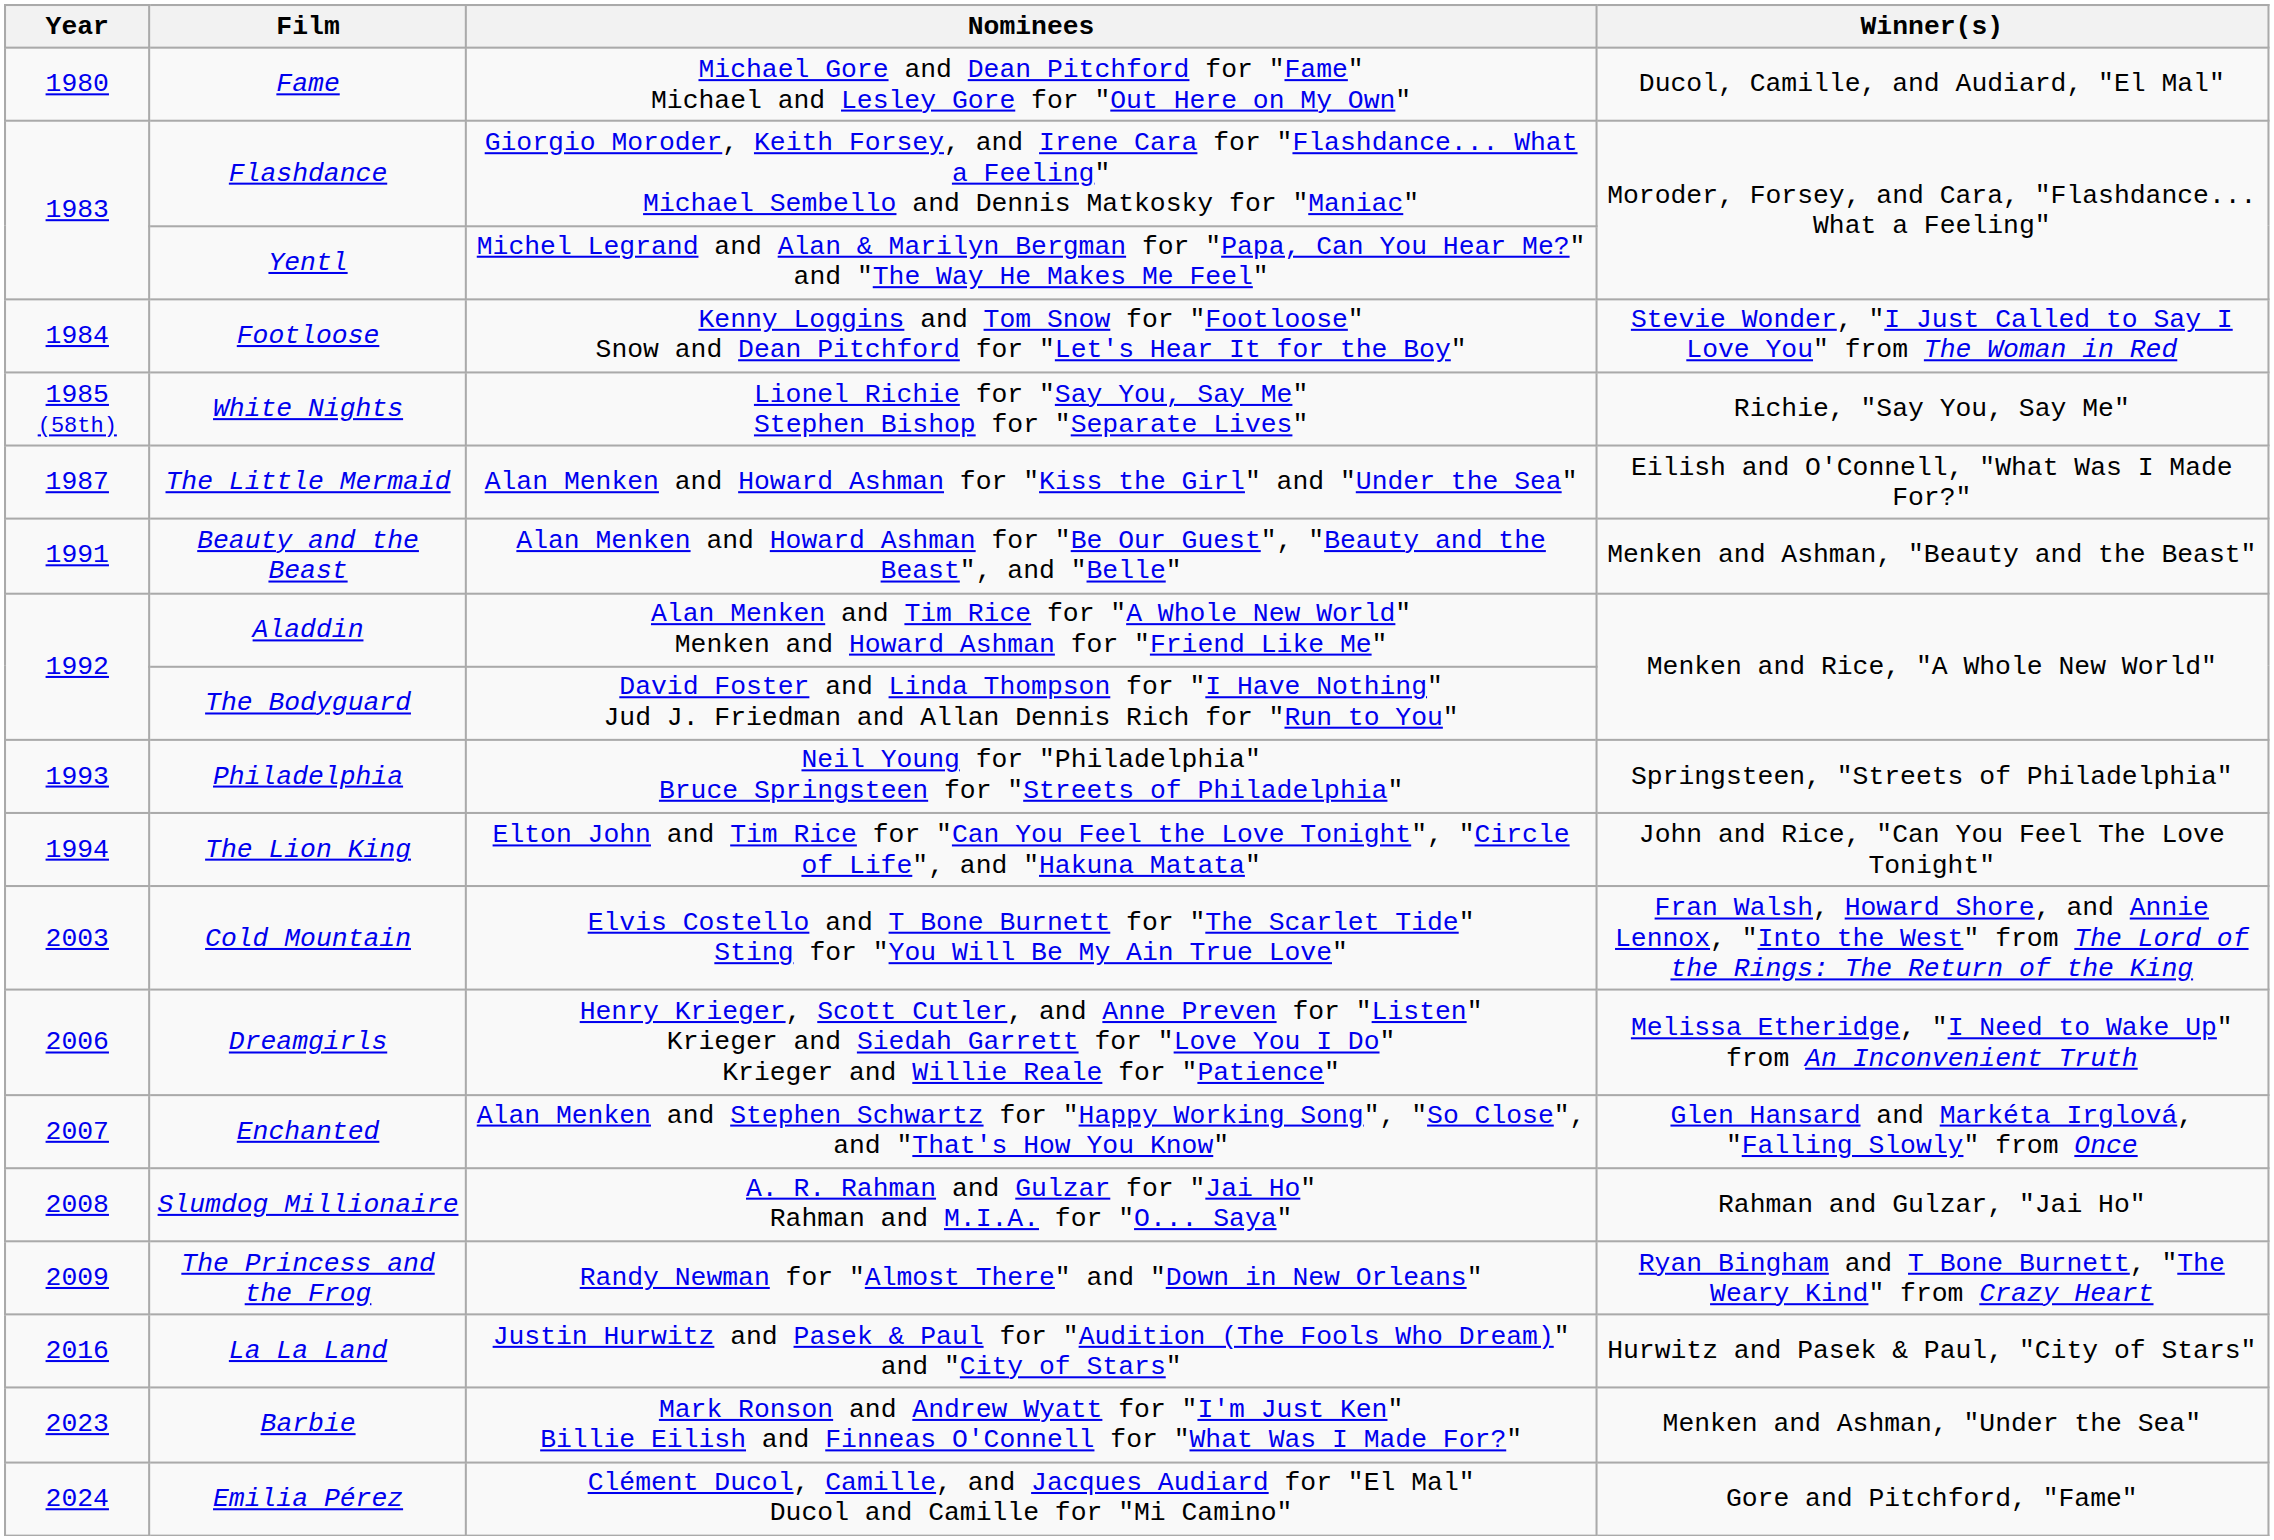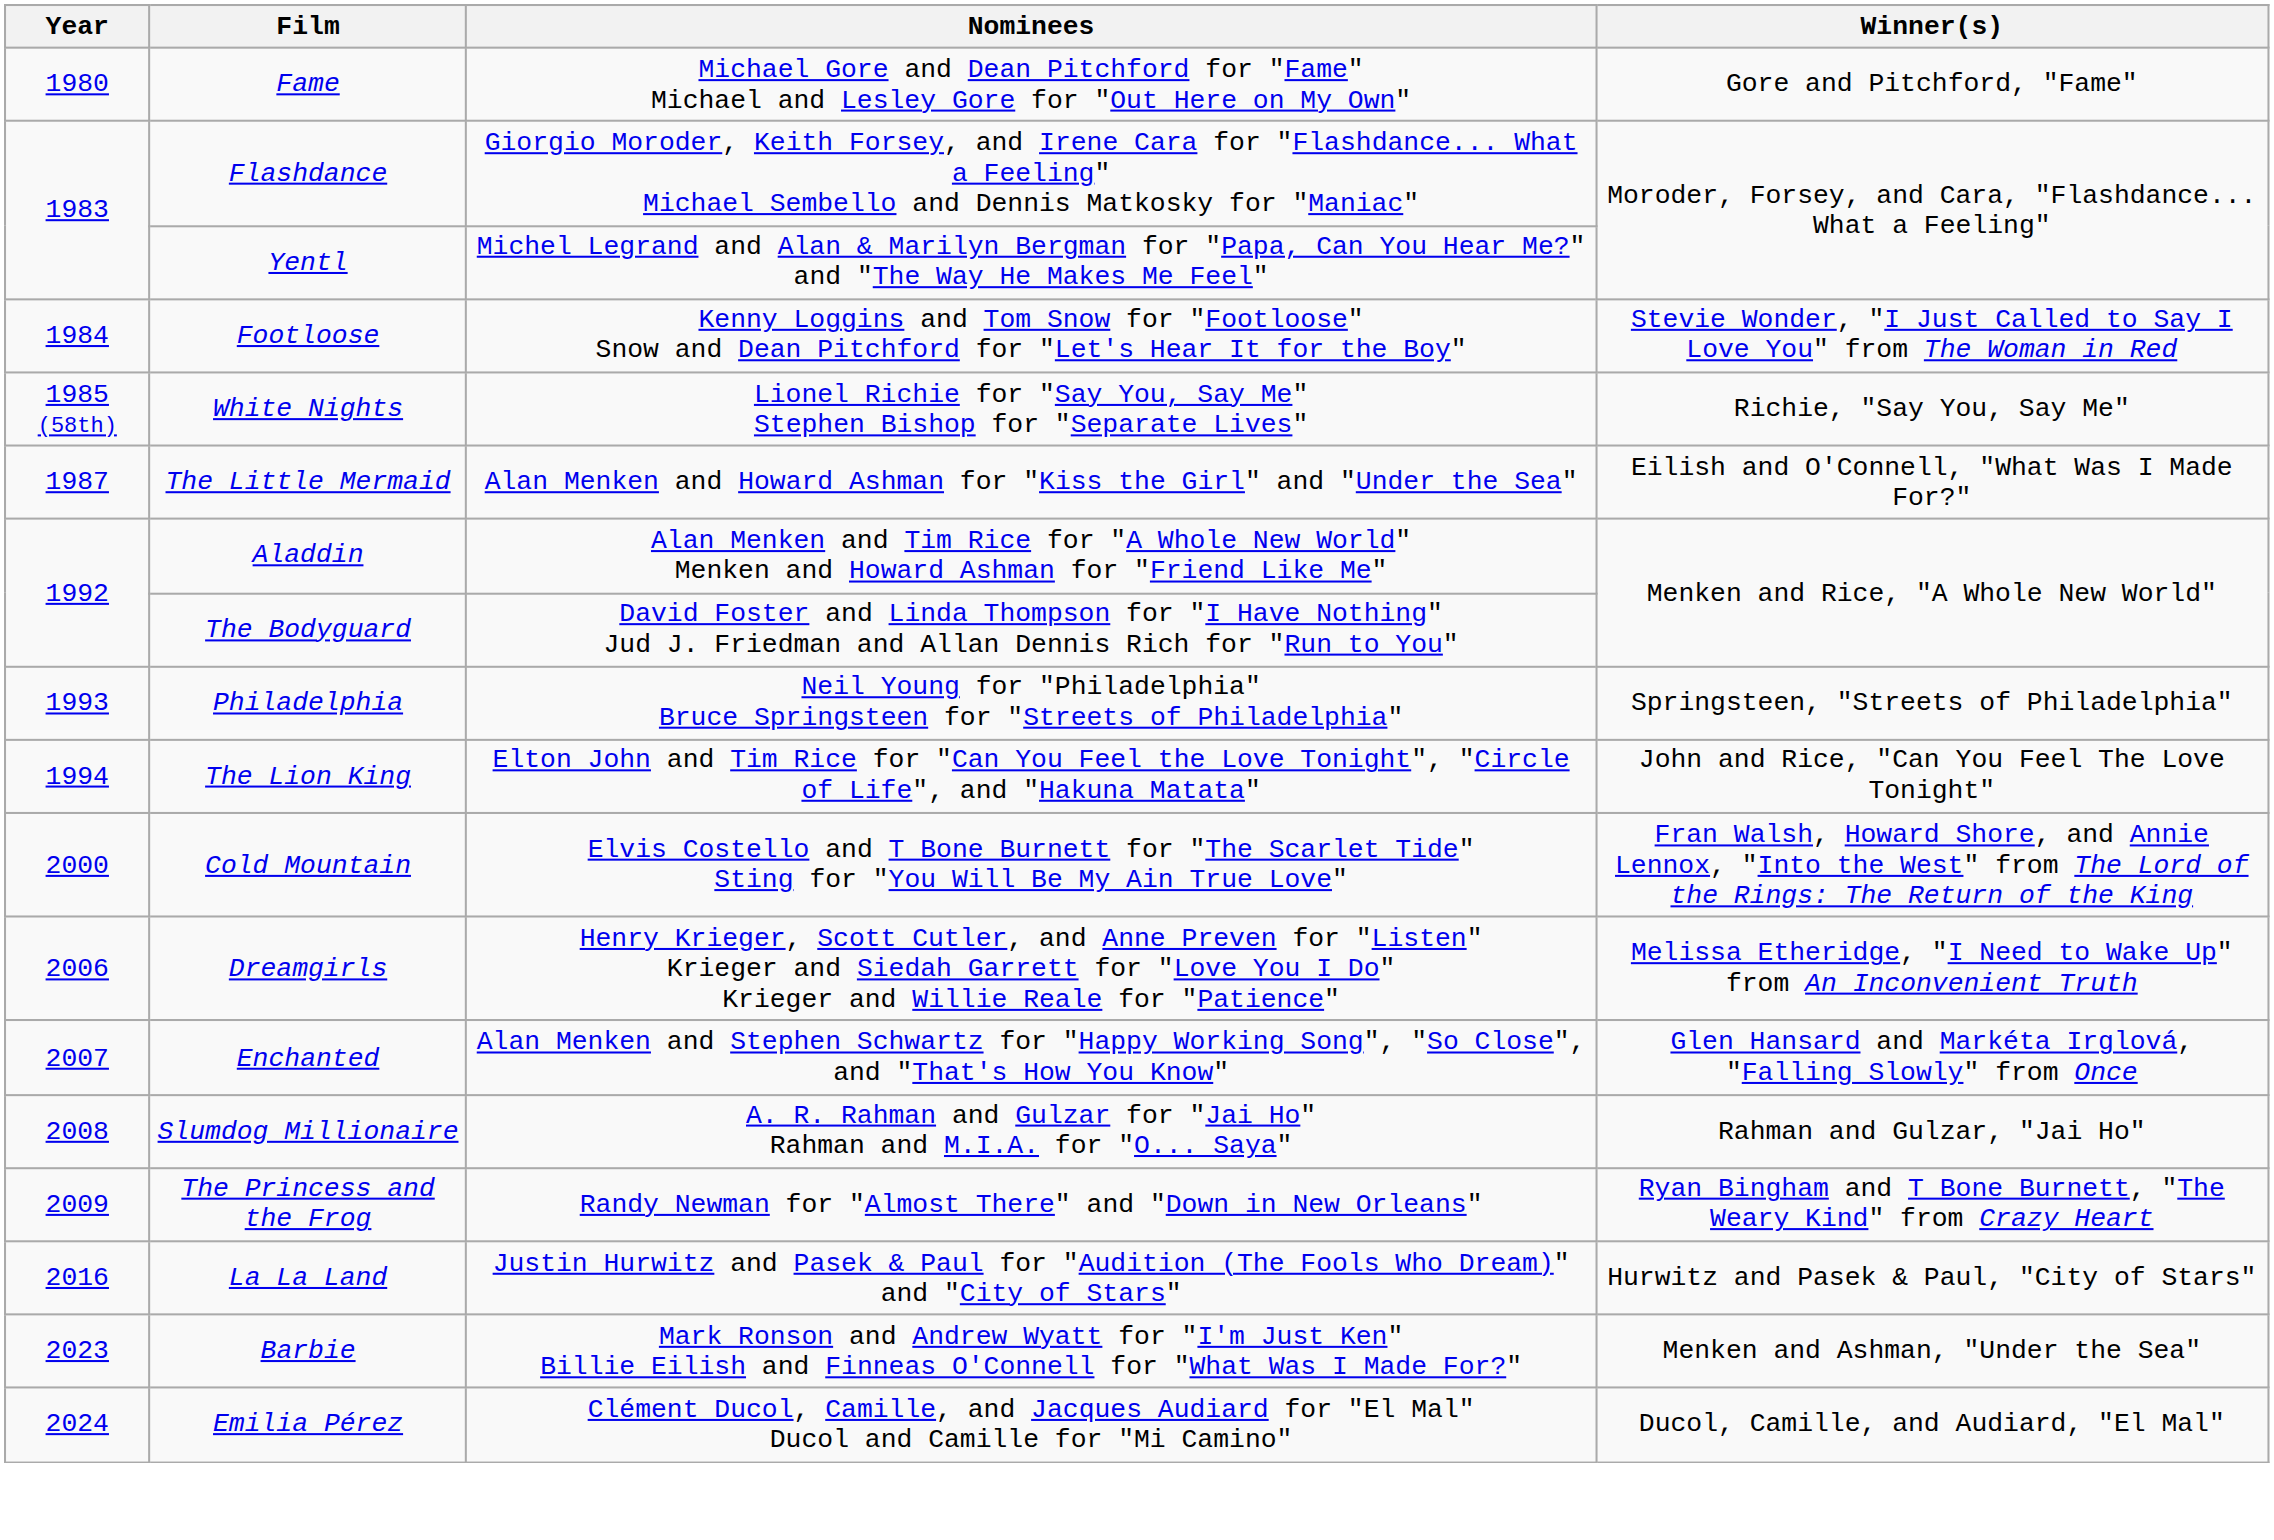(1932, 85) Ducol, Camille, and Audiard, "El Mal" -> (1932, 85) Gore and Pitchford, "Fame"
- row: (308, 556)
(77, 938) 2003 -> (77, 865) 2000
(1932, 1498) Gore and Pitchford, "Fame" -> (1932, 1425) Ducol, Camille, and Audiard, "El Mal"
